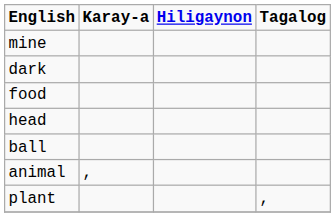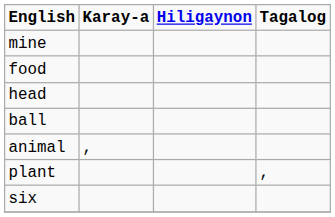- row: (27, 69)
+ row: (23, 198)
